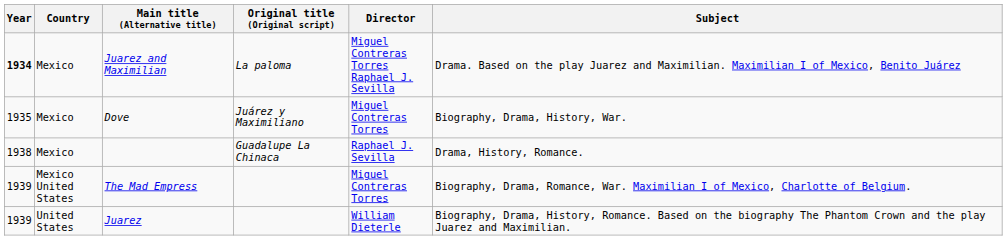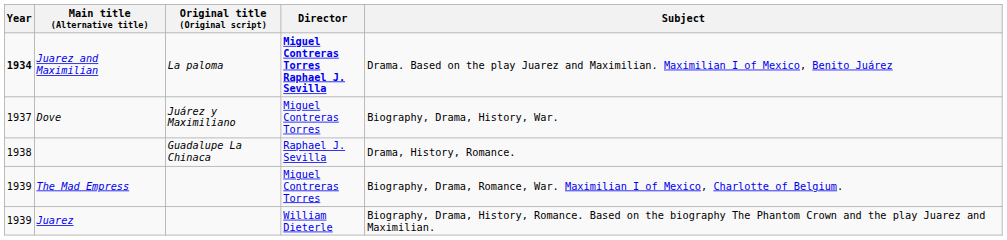- column: (68, 19)
(382, 65) normal -> (314, 65) bold
(19, 117) 1935 -> (19, 117) 1937
